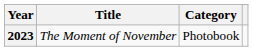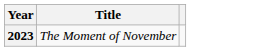- column: (211, 14)
